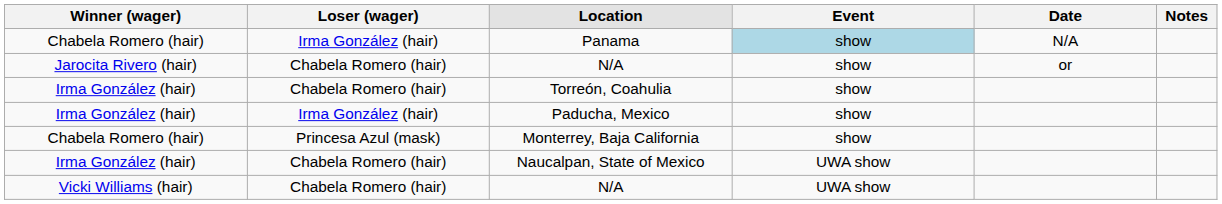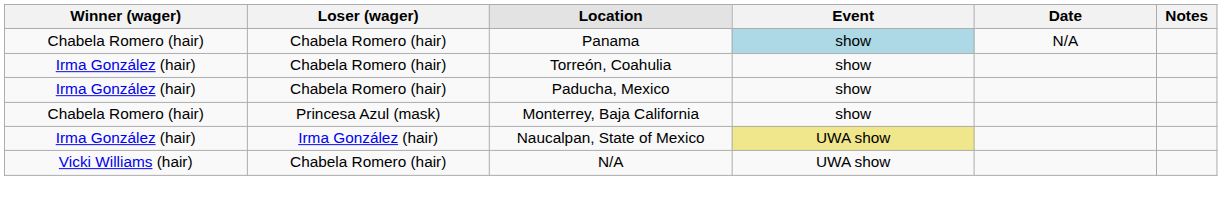(368, 41) Irma González (hair) -> (368, 41) Chabela Romero (hair)
- row: (126, 65)
(368, 114) Irma González (hair) -> (368, 89) Chabela Romero (hair)
(368, 162) Chabela Romero (hair) -> (368, 138) Irma González (hair)
(853, 162) no background -> (853, 138) khaki background
